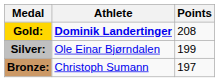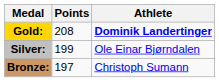columns swapped: (113, 13) <-> (194, 13)
